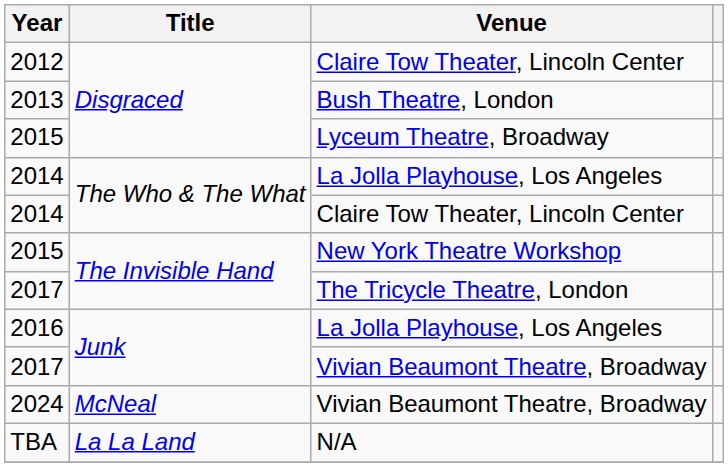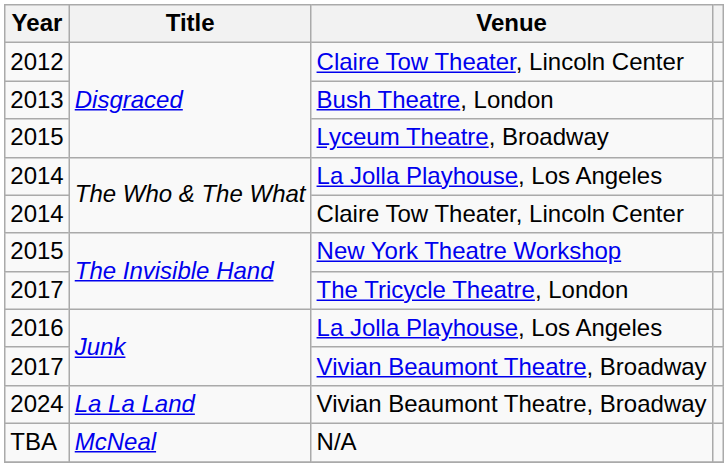(115, 404) McNeal -> (135, 404) La La Land
(135, 442) La La Land -> (115, 442) McNeal
